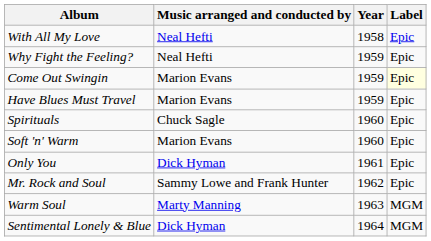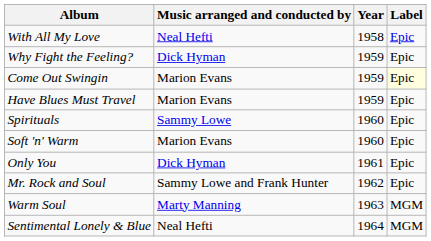(185, 57) Neal Hefti -> (191, 57) Dick Hyman
(191, 120) Chuck Sagle -> (194, 120) Sammy Lowe
(191, 225) Dick Hyman -> (185, 225) Neal Hefti
